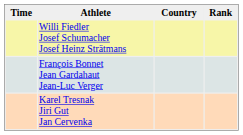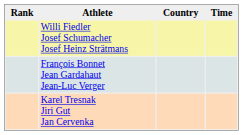columns swapped: (221, 12) <-> (21, 12)
